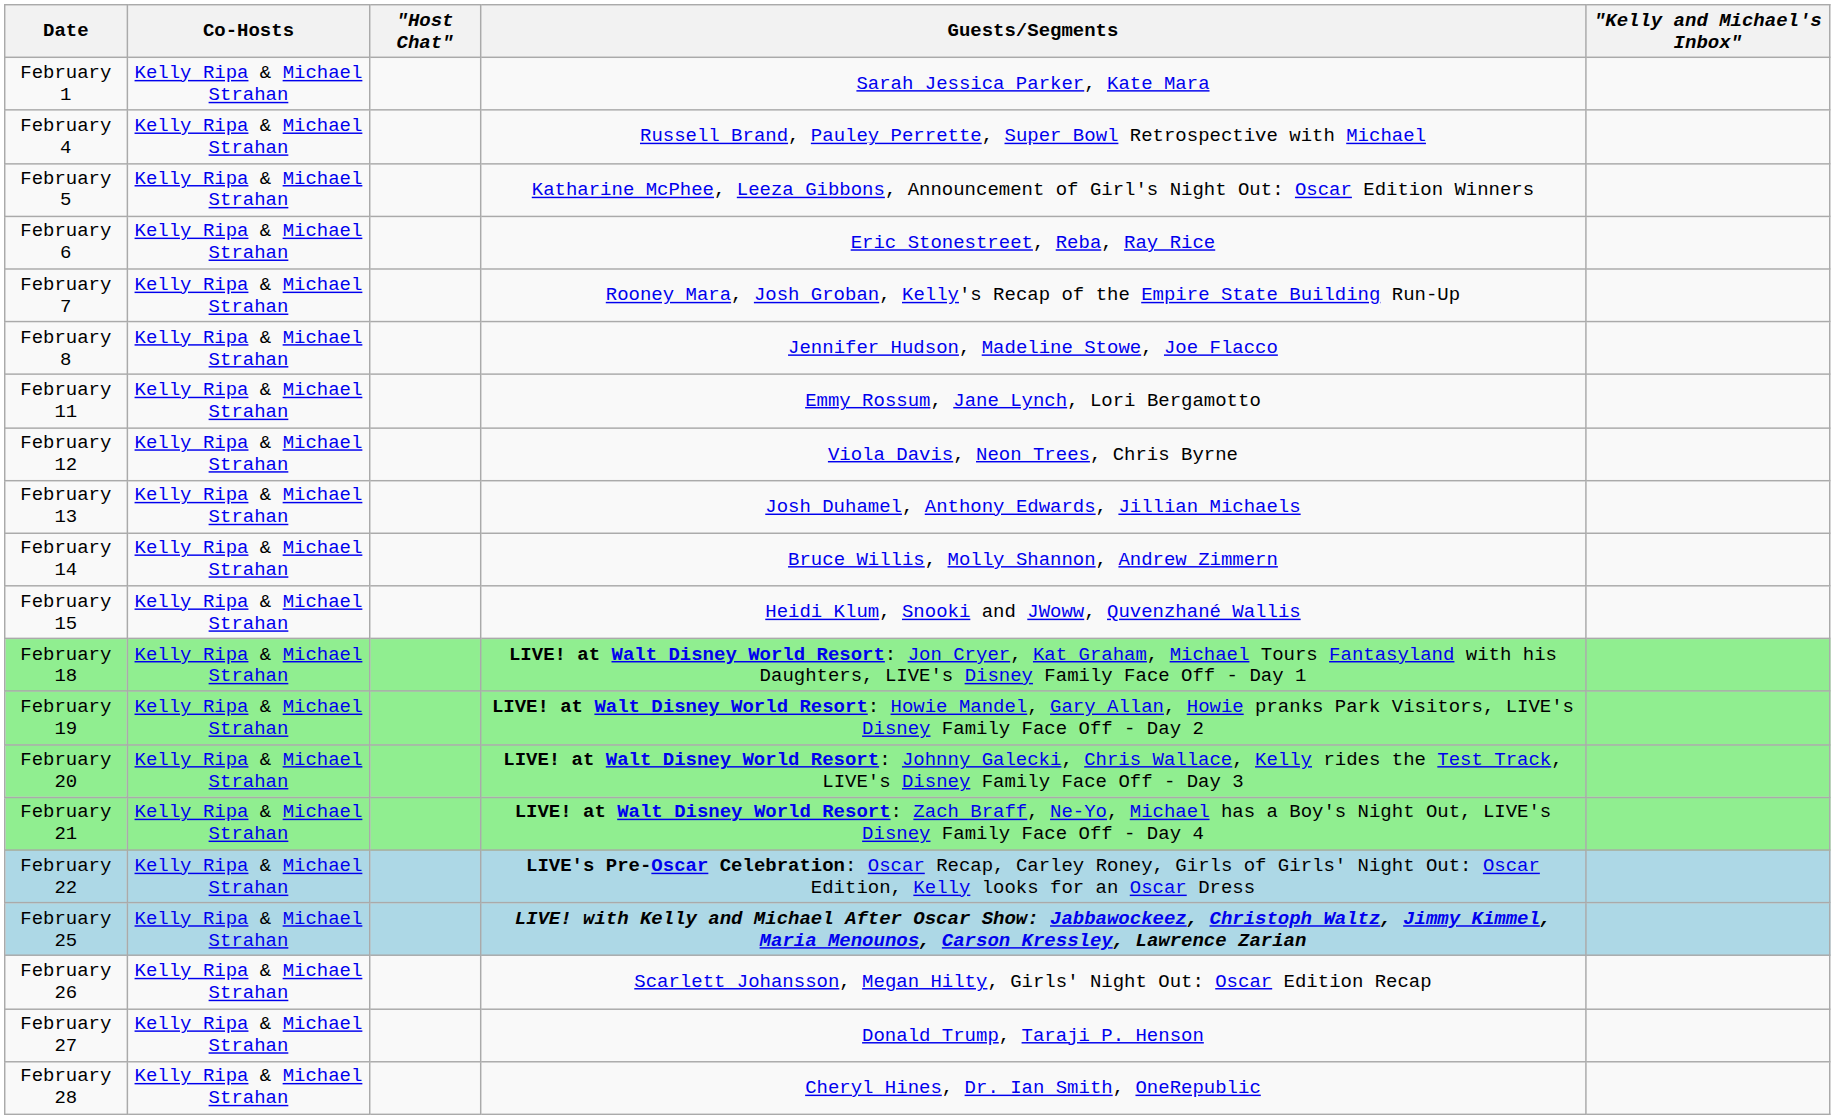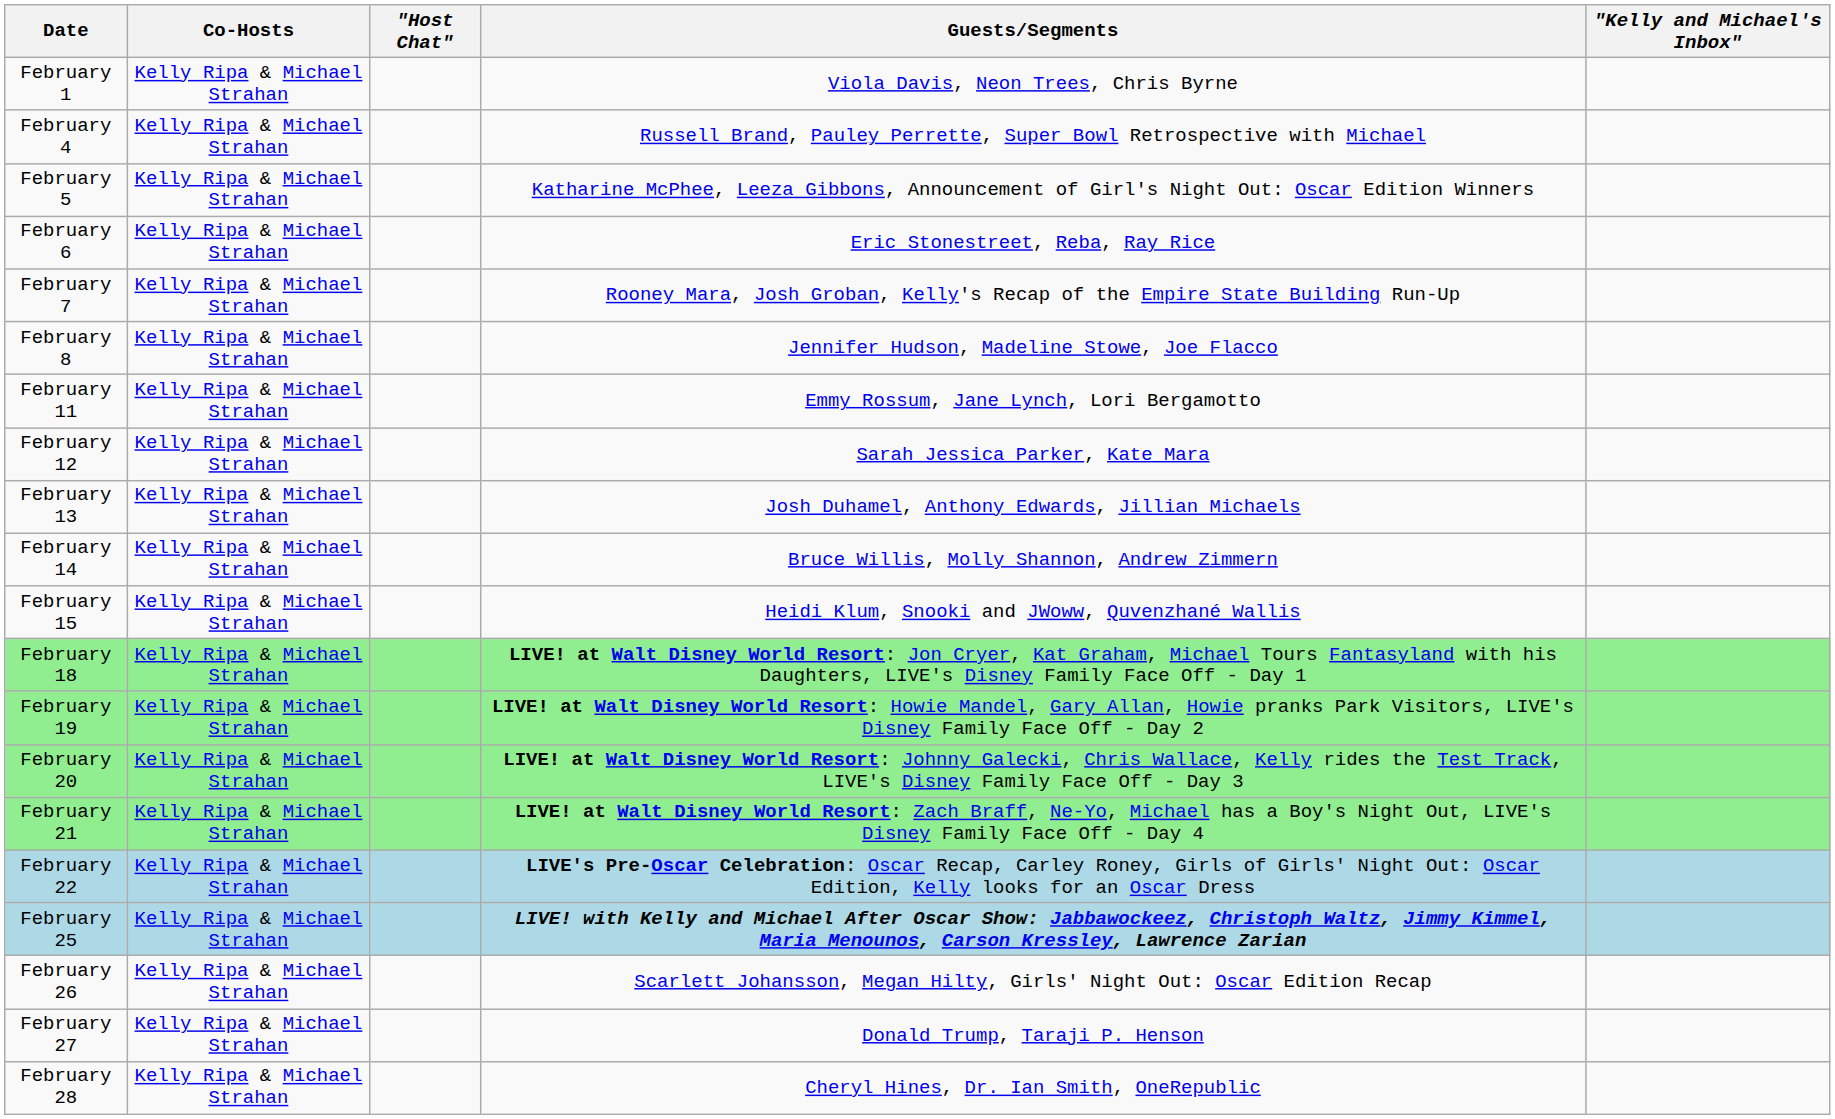(1033, 84) Sarah Jessica Parker, Kate Mara -> (1033, 84) Viola Davis, Neon Trees, Chris Byrne
(1033, 454) Viola Davis, Neon Trees, Chris Byrne -> (1033, 454) Sarah Jessica Parker, Kate Mara
